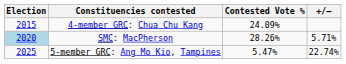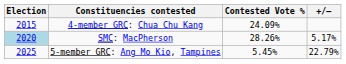(324, 38) 5.71% -> (324, 38) 5.17%
(265, 52) 5.47% -> (265, 52) 5.45%
(324, 52) 22.74% -> (324, 52) 22.79%
